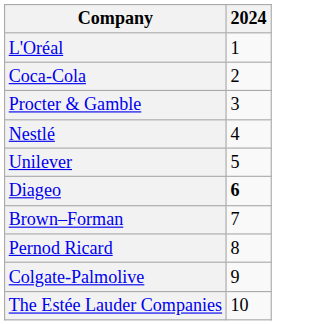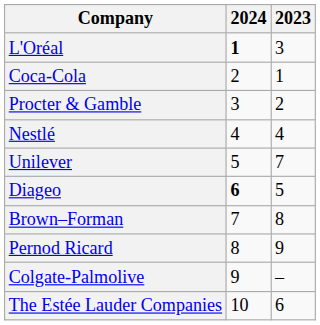+ column: (293, 18)
(235, 47) normal -> (235, 47) bold
